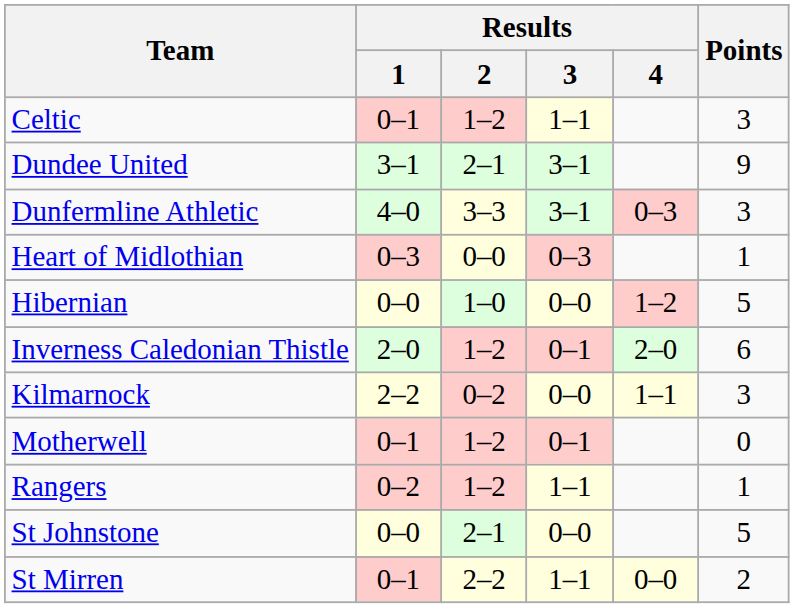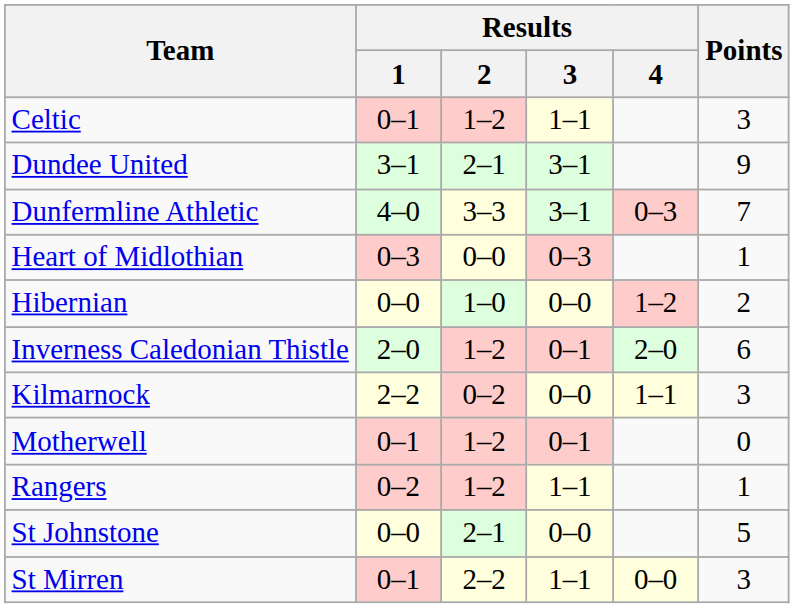(744, 211) 3 -> (744, 211) 7
(744, 303) 5 -> (744, 303) 2
(744, 578) 2 -> (744, 578) 3
